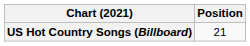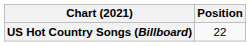(220, 31) 21 -> (220, 31) 22
